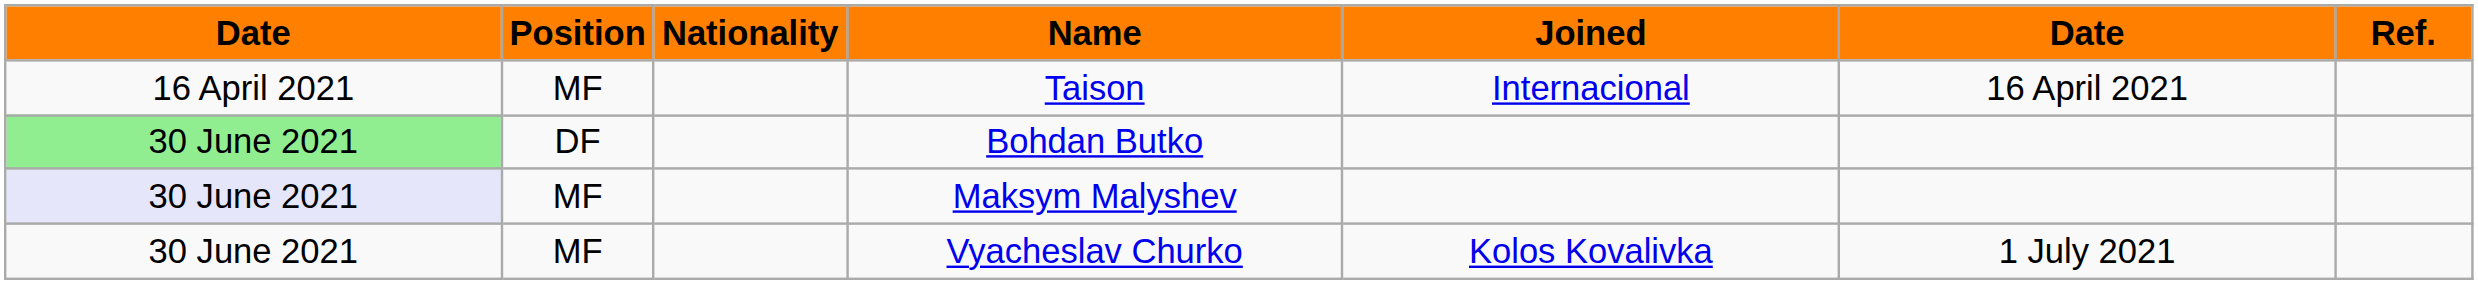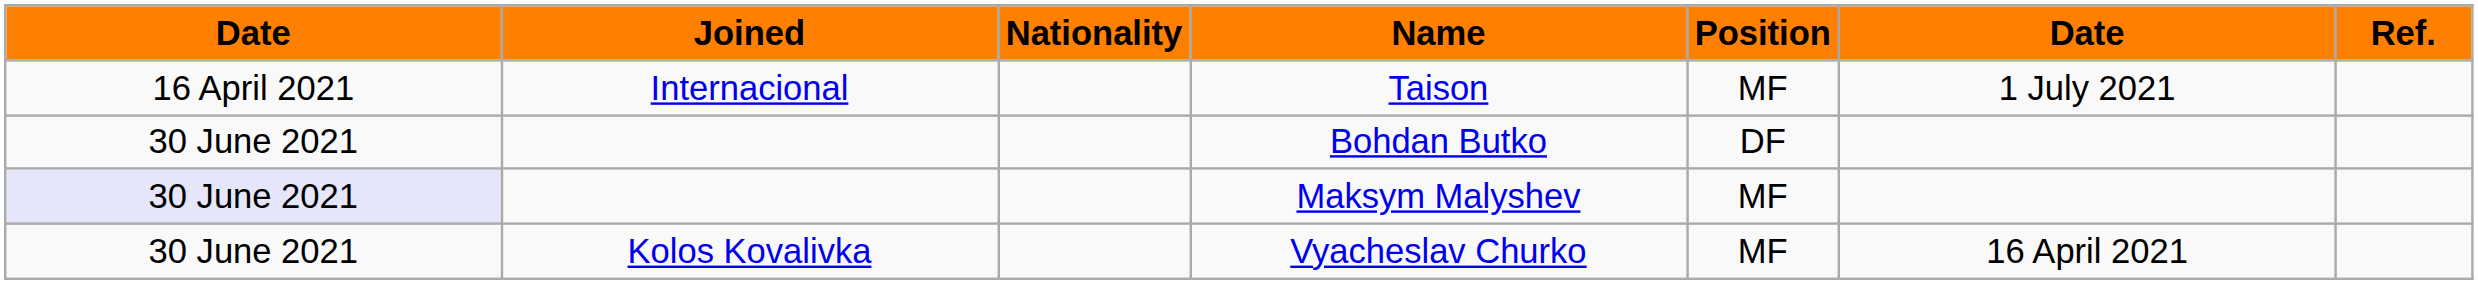columns swapped: (578, 33) <-> (1591, 33)
(2087, 87) 16 April 2021 -> (2087, 87) 1 July 2021
(253, 142) lightgreen background -> (253, 142) no background
(2087, 251) 1 July 2021 -> (2087, 251) 16 April 2021
